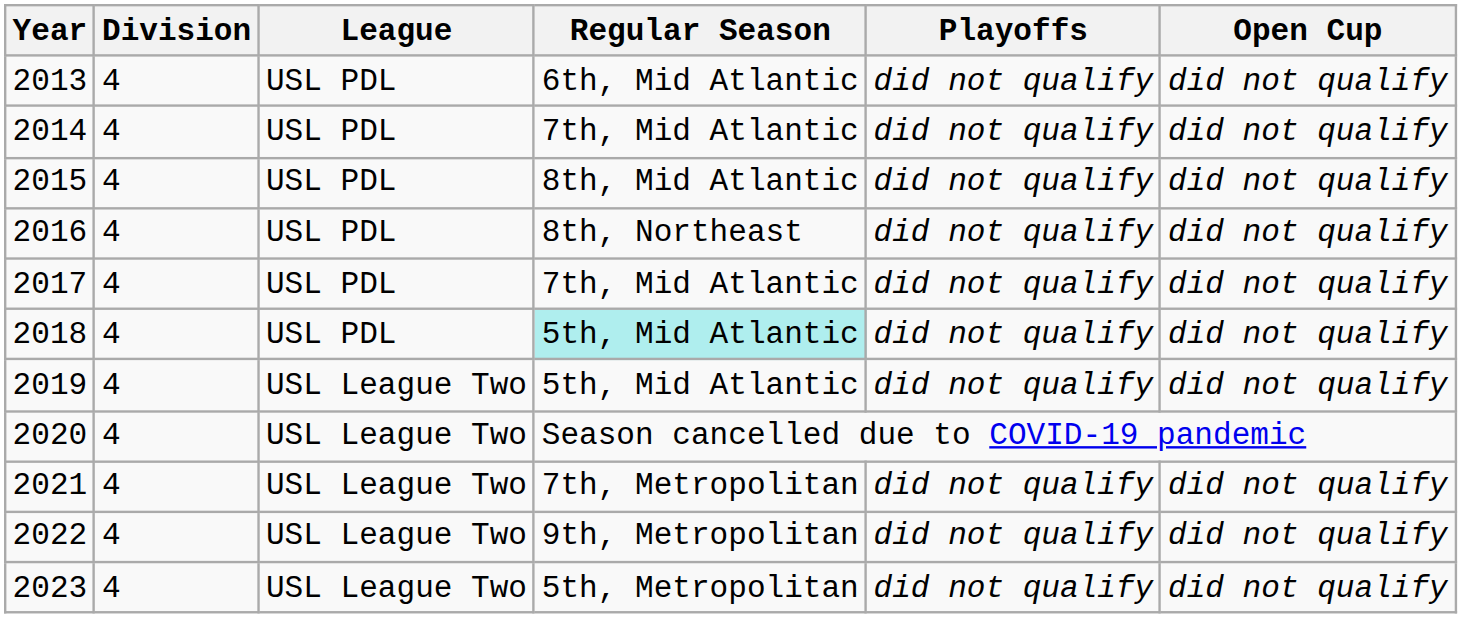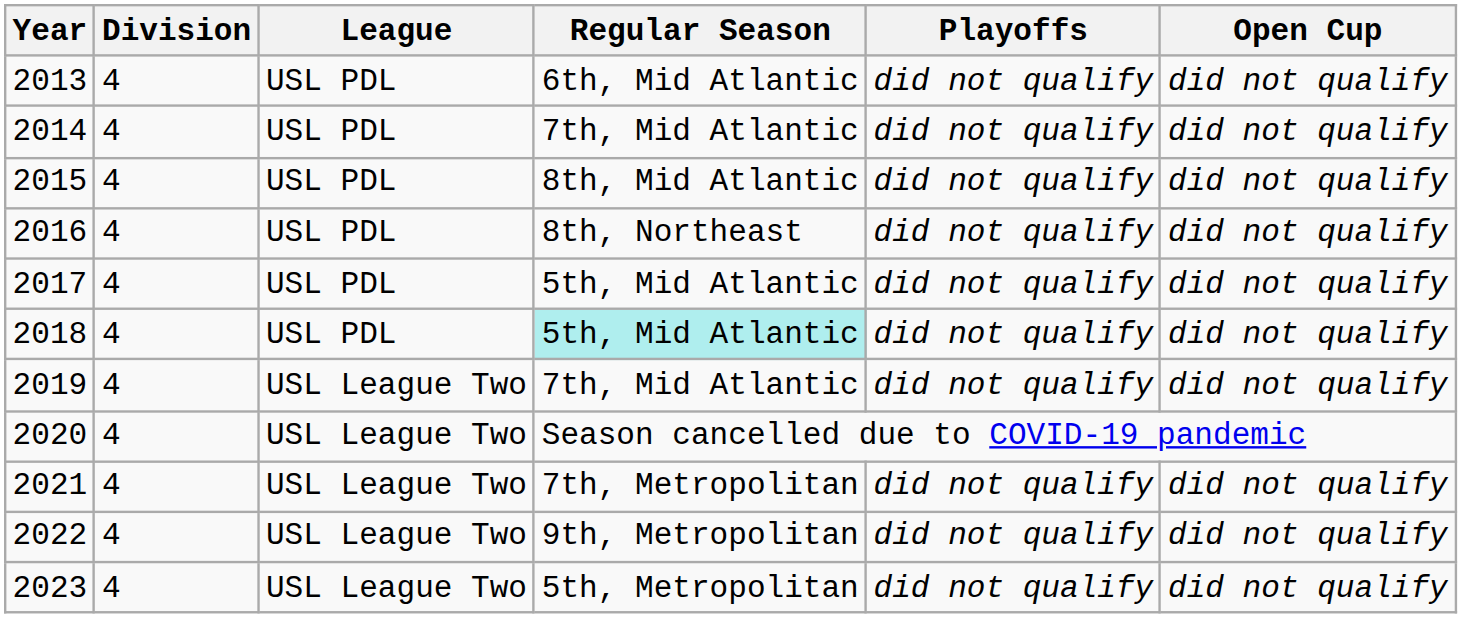(700, 284) 7th, Mid Atlantic -> (700, 284) 5th, Mid Atlantic
(700, 385) 5th, Mid Atlantic -> (700, 385) 7th, Mid Atlantic
